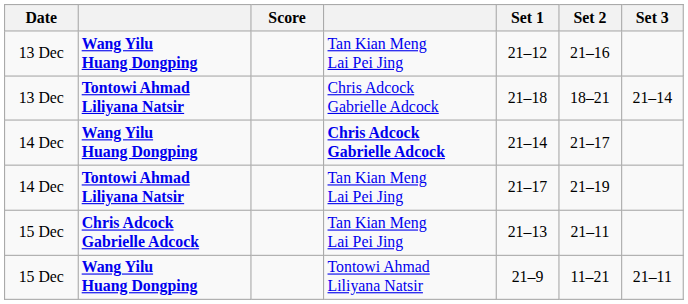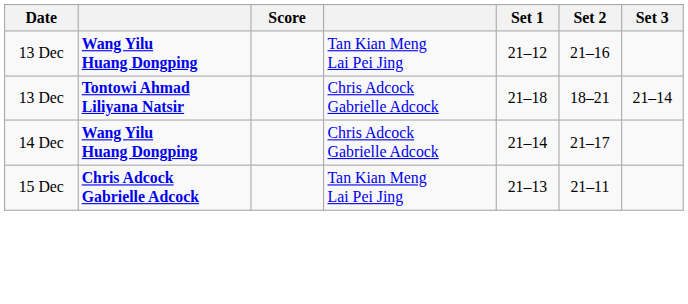(386, 143) bold -> (383, 143) normal
- row: (41, 187)
- row: (41, 277)
